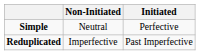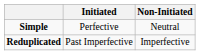columns swapped: (93, 12) <-> (159, 12)
